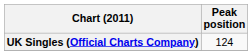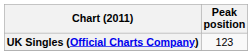(224, 42) 124 -> (224, 42) 123
